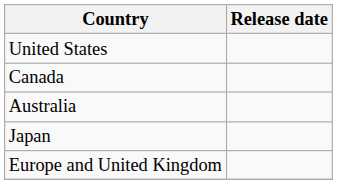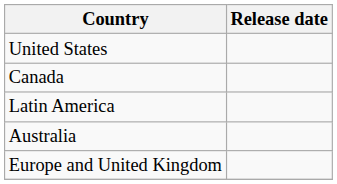+ row: (62, 106)
- row: (30, 135)
